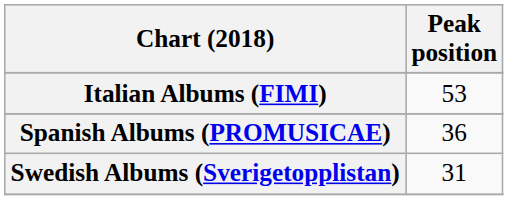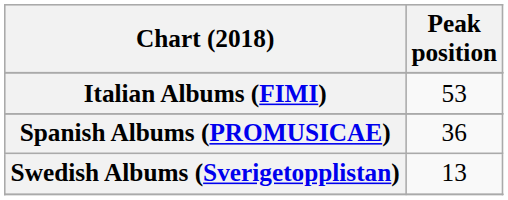(454, 173) 31 -> (454, 173) 13
